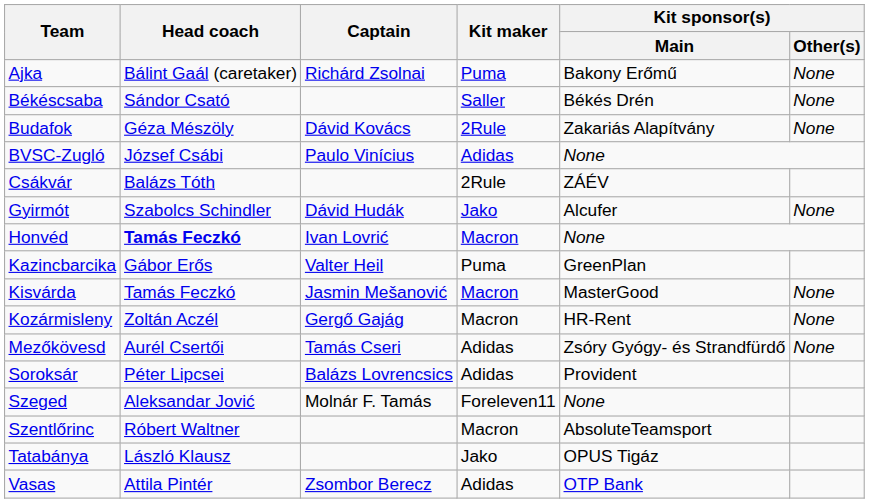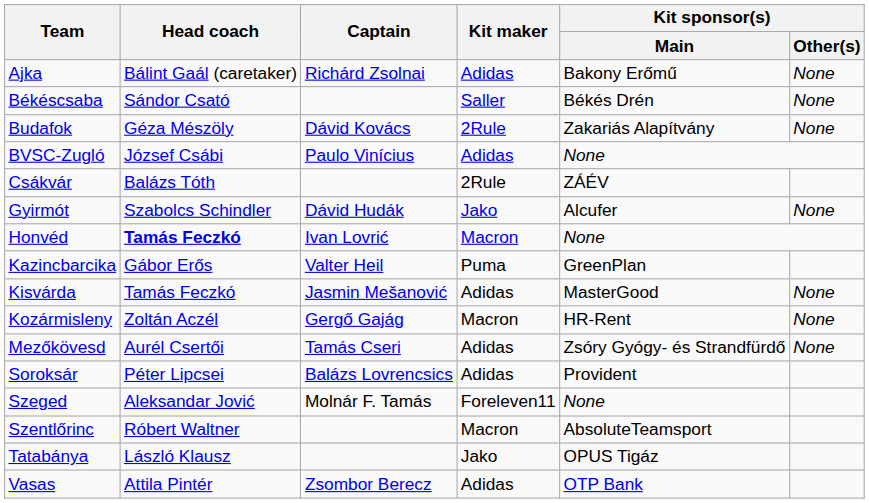(483, 73) Puma -> (487, 73) Adidas
(490, 292) Macron -> (487, 292) Adidas
